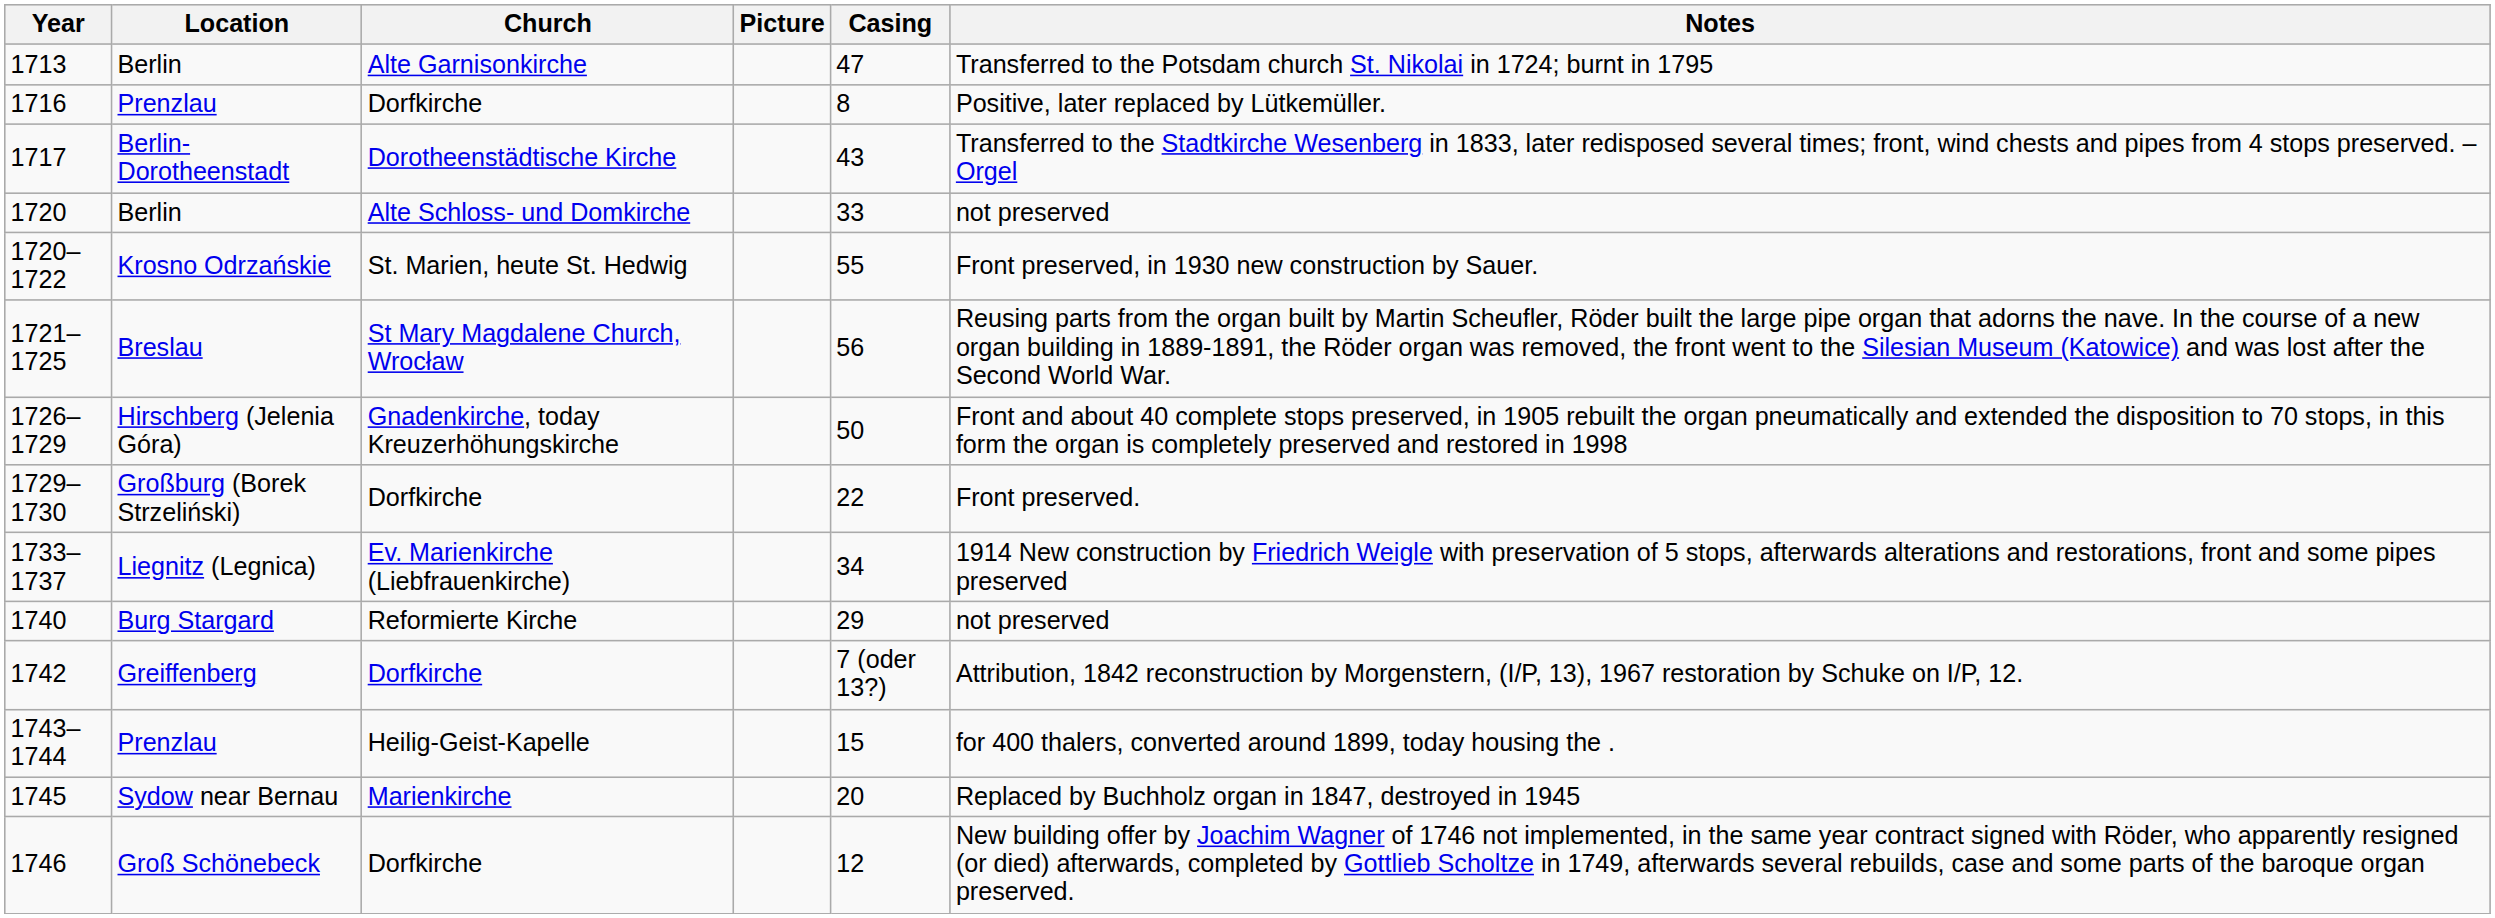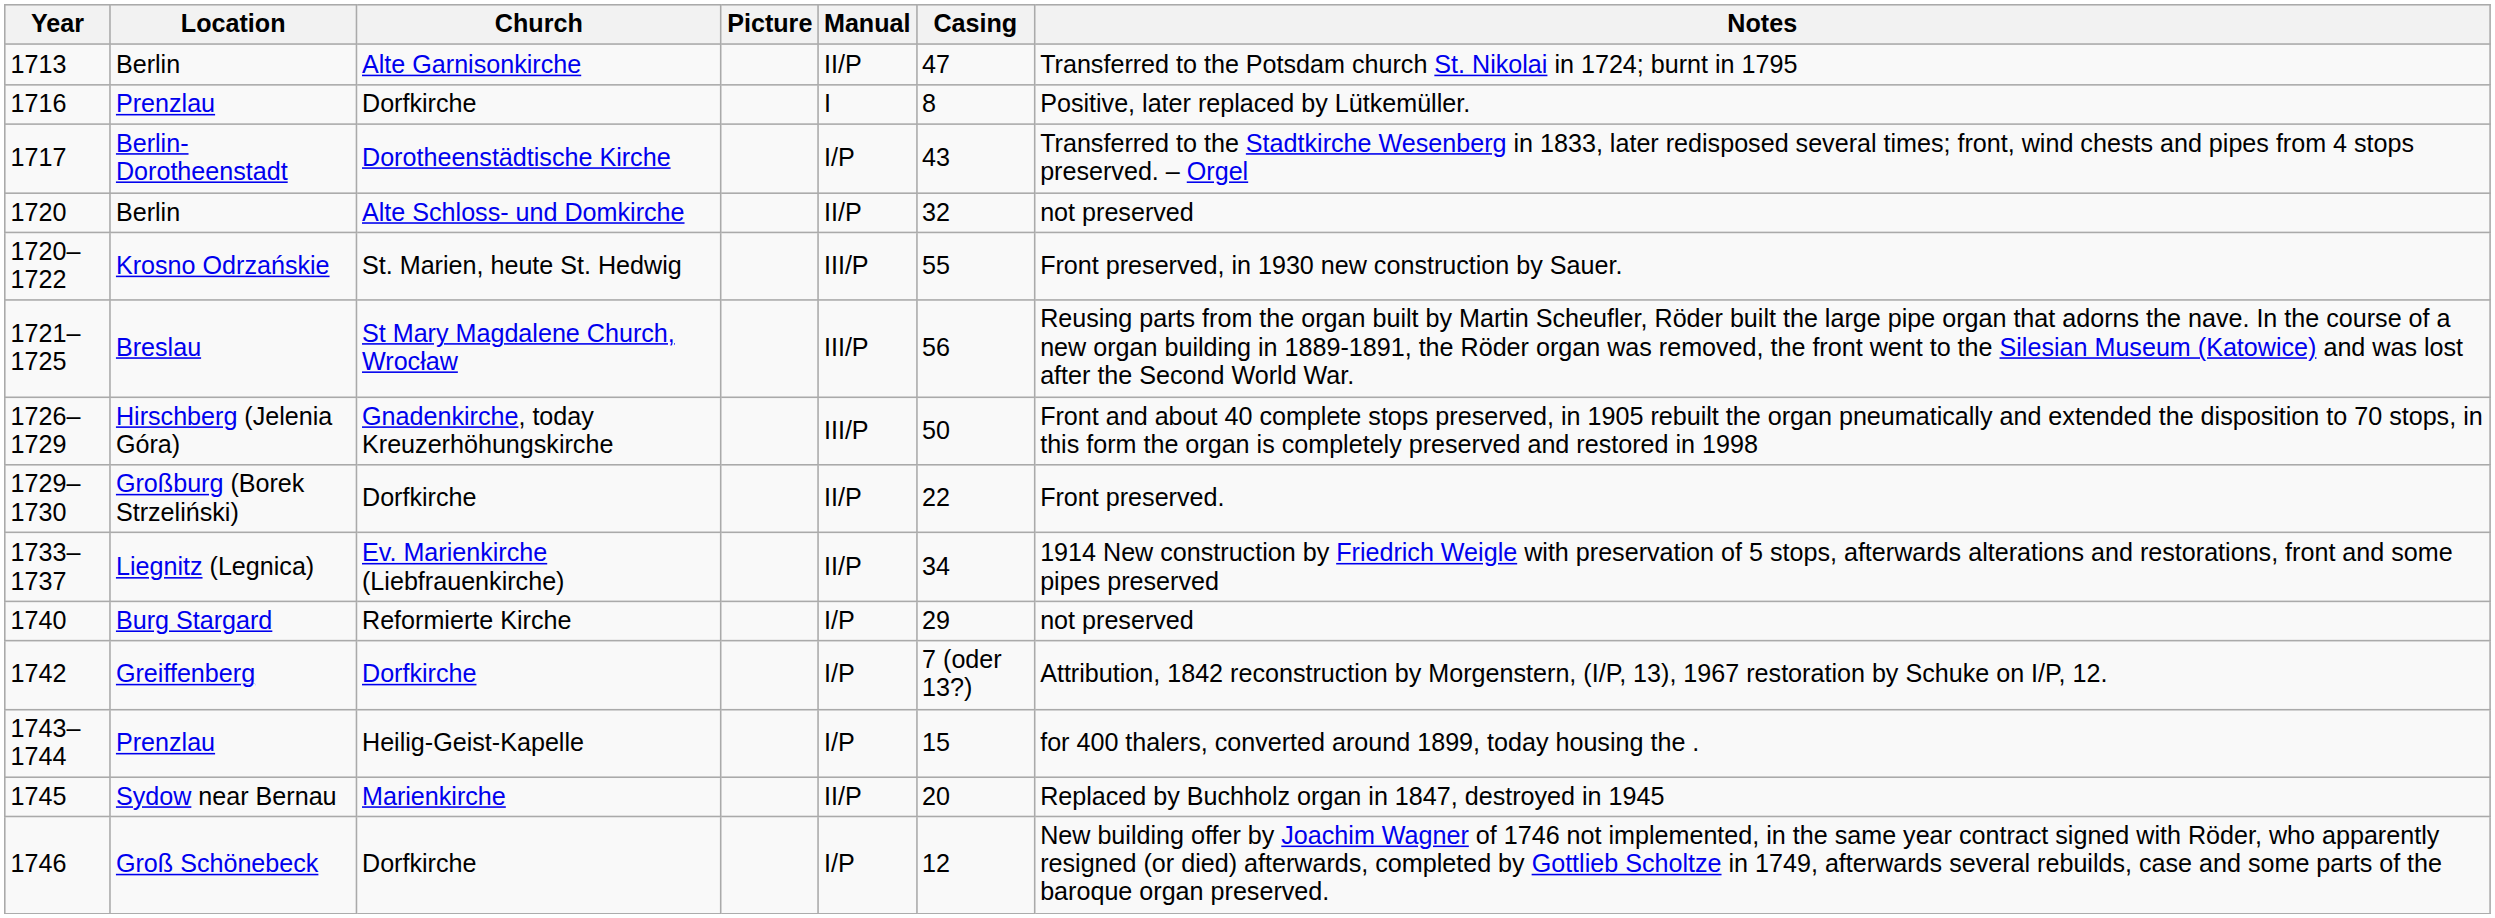+ column: (867, 24)
(850, 212) 33 -> (936, 212) 32
